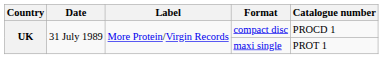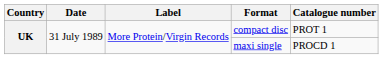(314, 29) PROCD 1 -> (310, 29) PROT 1
(310, 45) PROT 1 -> (314, 45) PROCD 1
